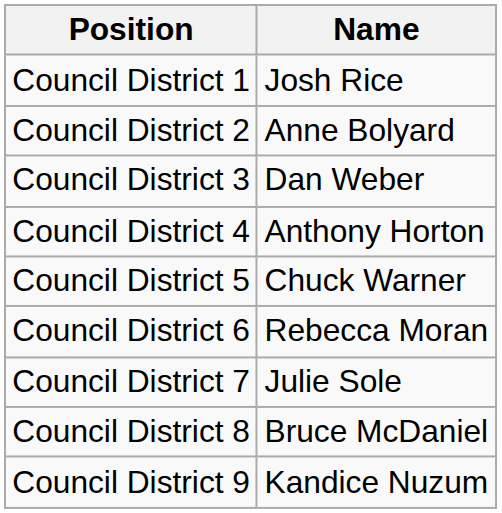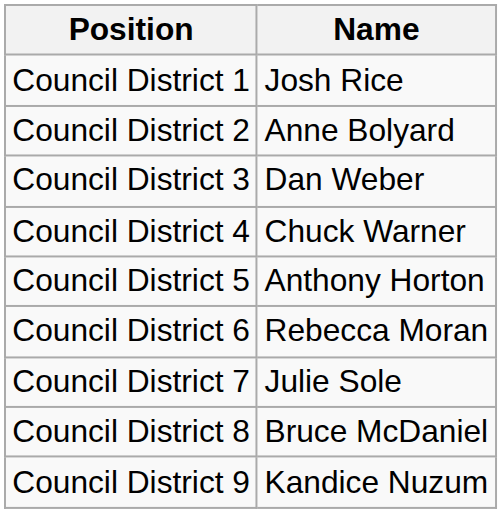(375, 230) Anthony Horton -> (365, 230) Chuck Warner
(365, 280) Chuck Warner -> (375, 280) Anthony Horton
